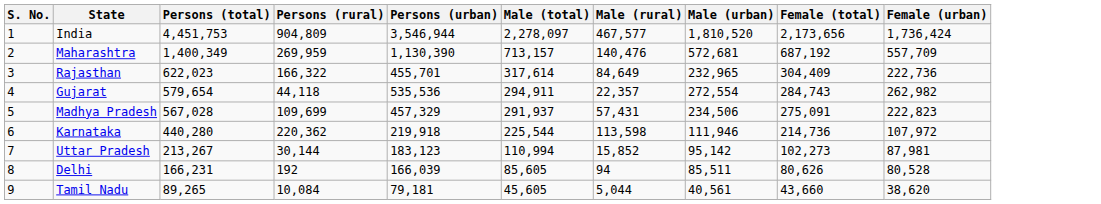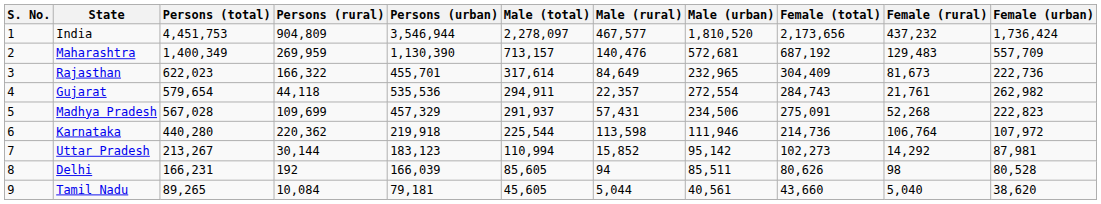+ column: (937, 14)
